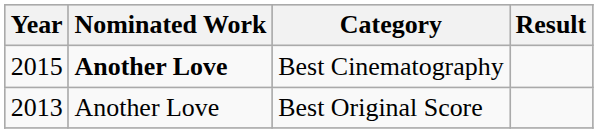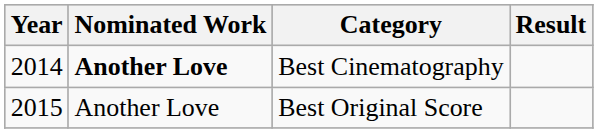(37, 66) 2015 -> (37, 66) 2014
(37, 107) 2013 -> (37, 107) 2015
